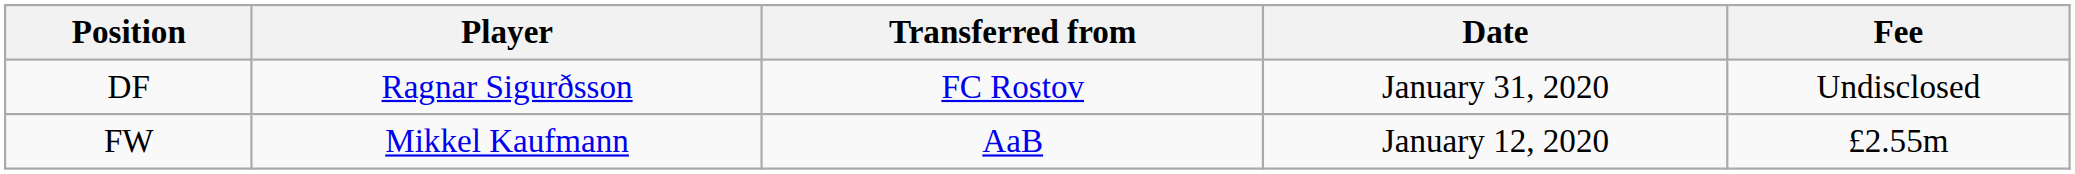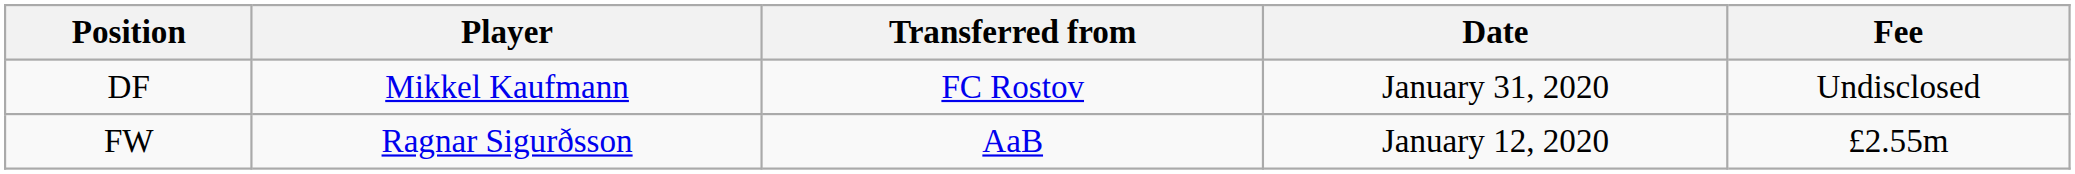(507, 86) Ragnar Sigurðsson -> (507, 86) Mikkel Kaufmann
(507, 141) Mikkel Kaufmann -> (507, 141) Ragnar Sigurðsson
